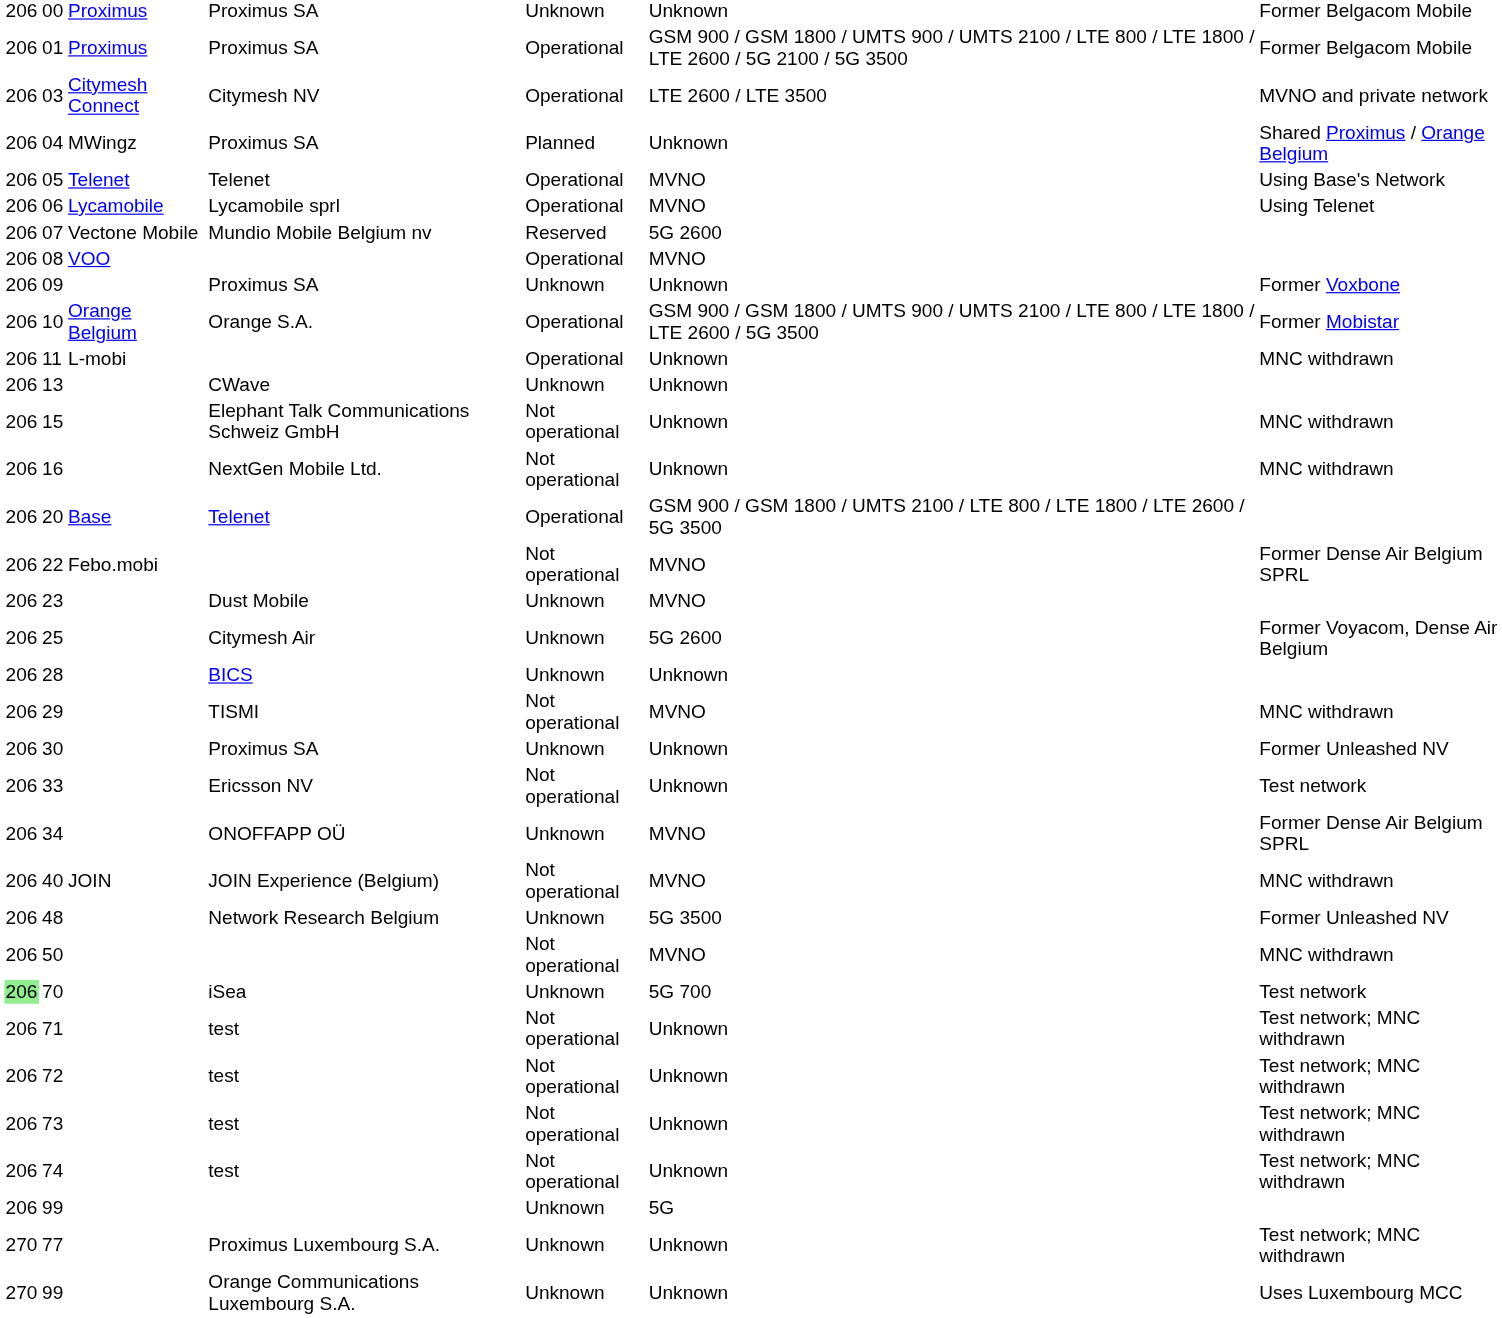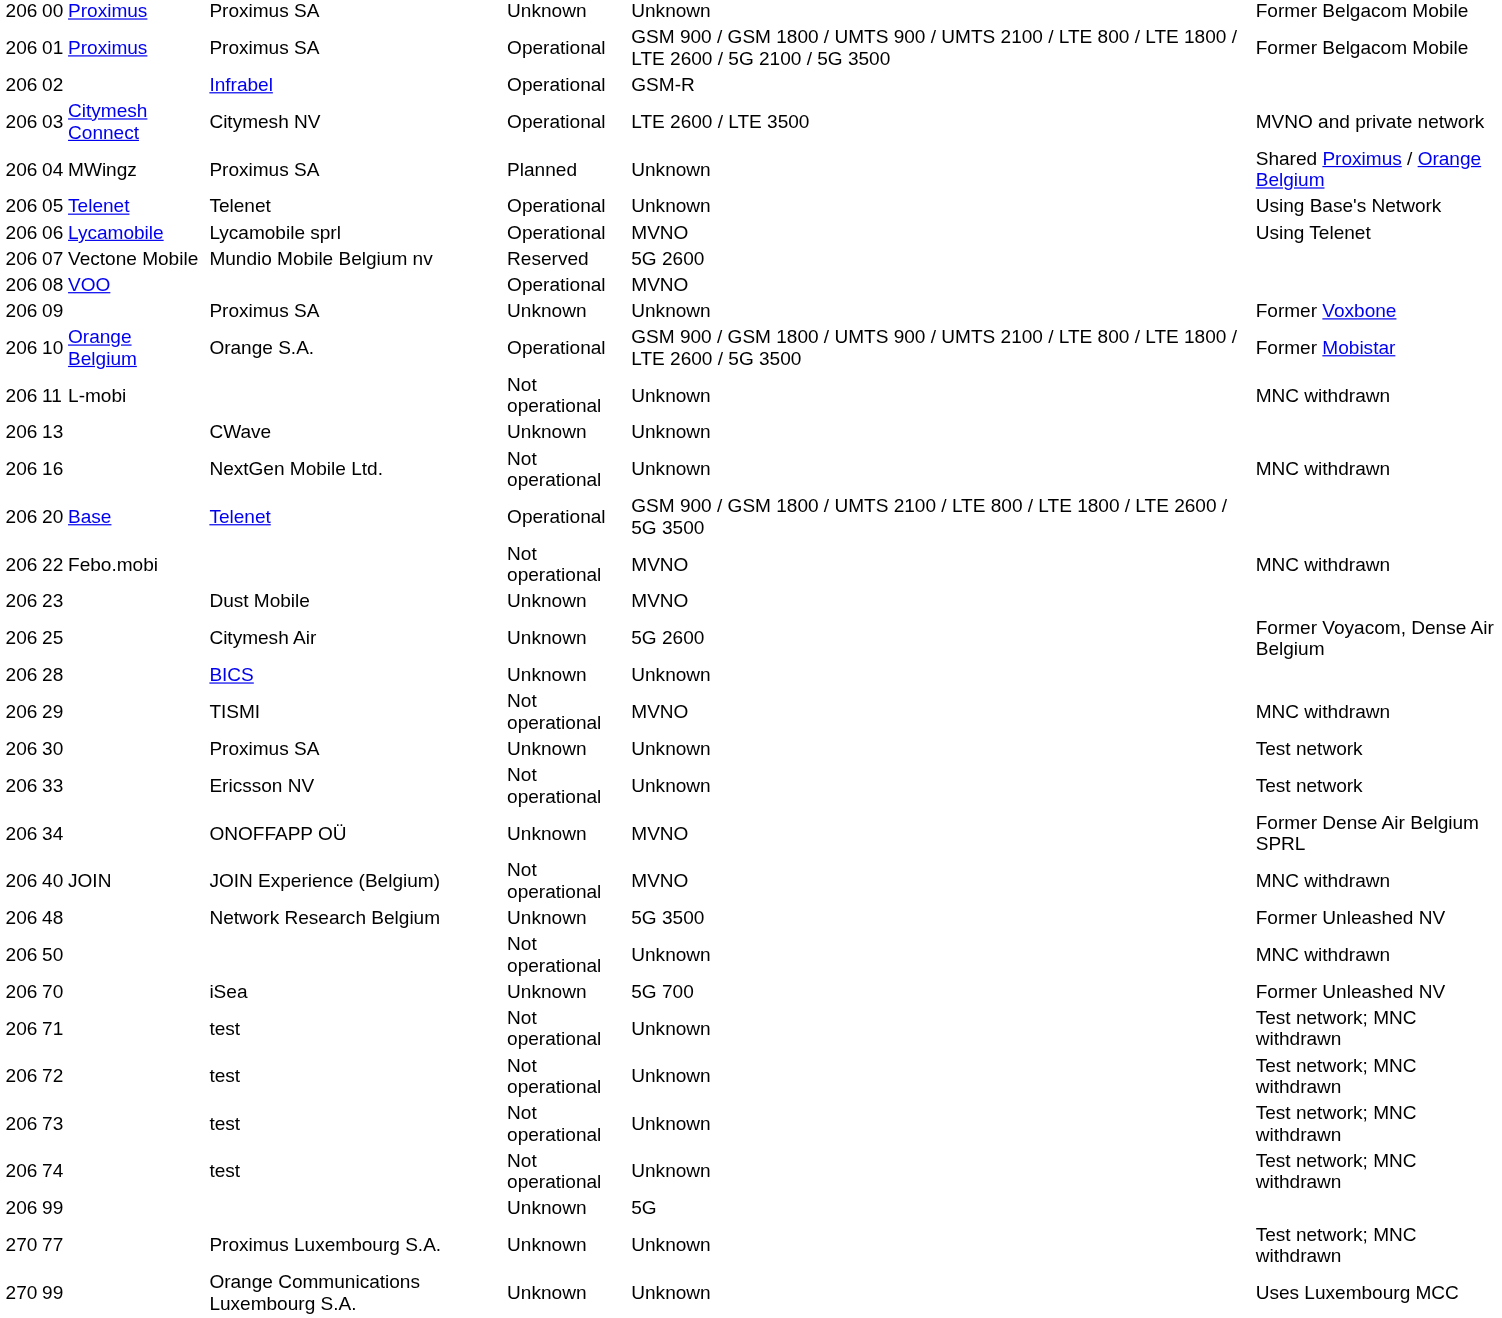+ row: (53, 84)
(677, 180) MVNO -> (671, 206) Unknown
(574, 358) Operational -> (554, 395) Not operational
- row: (53, 421)
(1371, 564) Former Dense Air Belgium SPRL -> (1323, 564) MNC withdrawn
(1354, 748) Former Unleashed NV -> (1309, 748) Test network
(677, 954) MVNO -> (671, 954) Unknown
(21, 991) lightgreen background -> (21, 991) no background
(1313, 991) Test network -> (1350, 991) Former Unleashed NV
